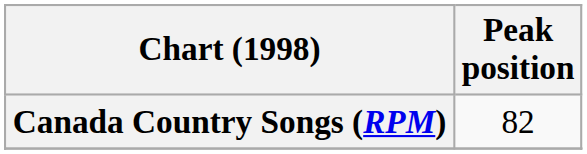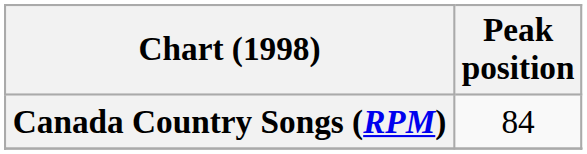(518, 121) 82 -> (518, 121) 84
